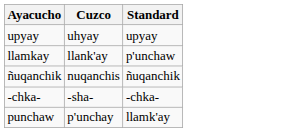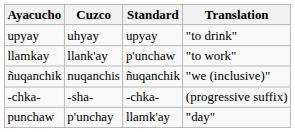+ column: (237, 14)
